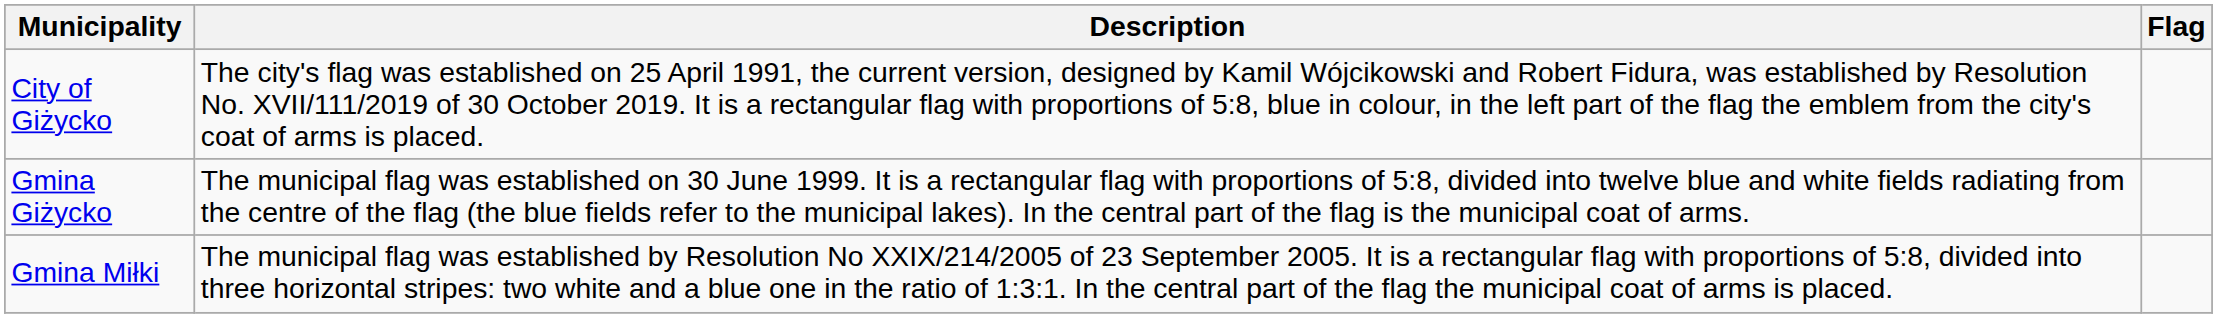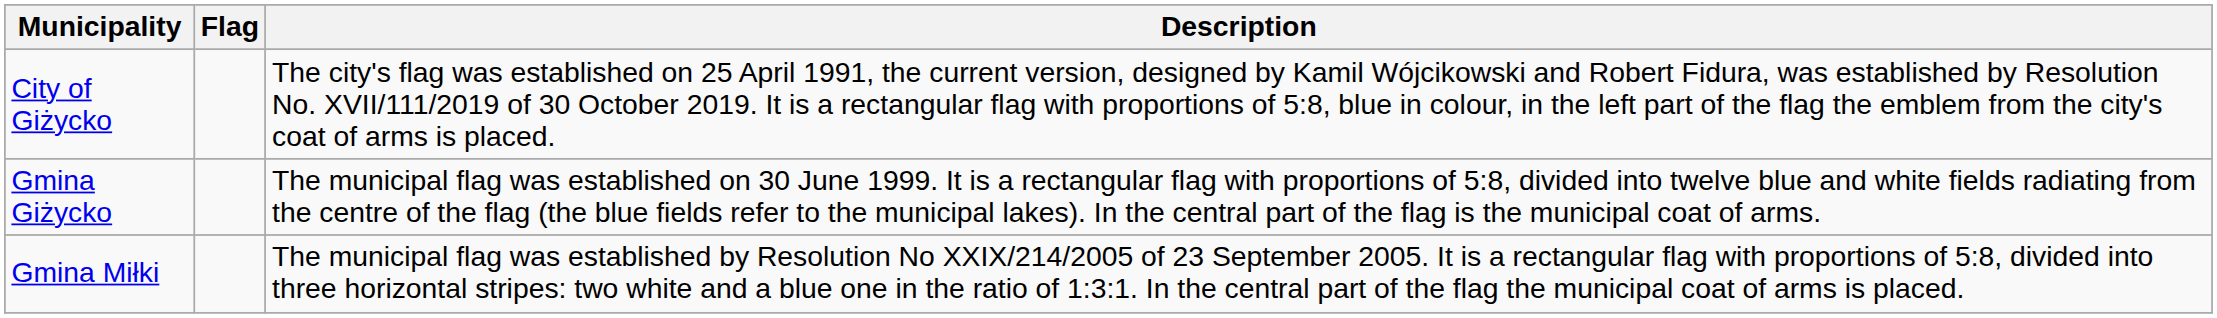columns swapped: (2176, 26) <-> (1168, 26)
